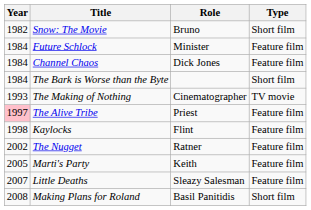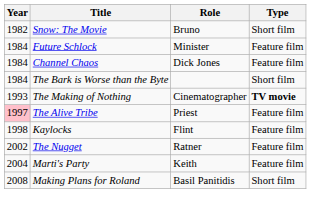(273, 96) normal -> (274, 96) bold
(17, 163) 2005 -> (17, 163) 2004
- row: (60, 180)
